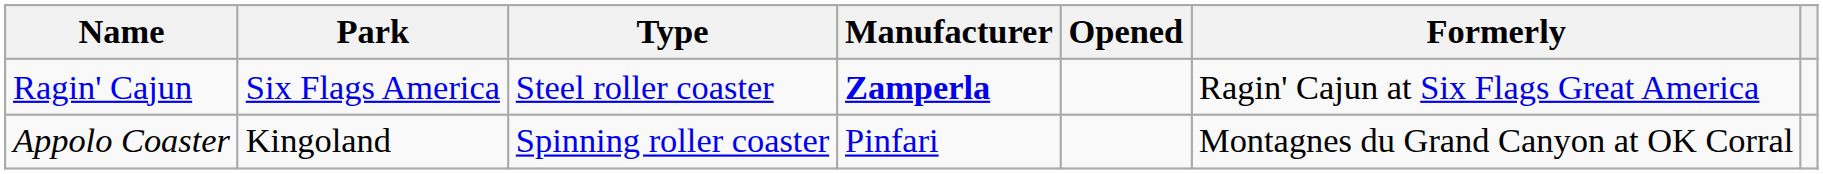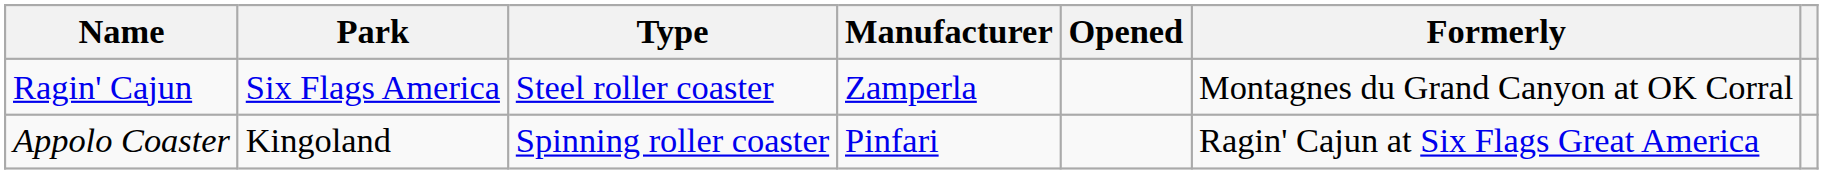(918, 86) bold -> (911, 86) normal
(1479, 86) Ragin' Cajun at Six Flags Great America -> (1496, 86) Montagnes du Grand Canyon at OK Corral
(1496, 140) Montagnes du Grand Canyon at OK Corral -> (1479, 140) Ragin' Cajun at Six Flags Great America
